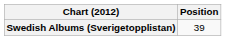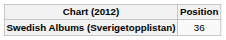(199, 27) 39 -> (199, 27) 36
